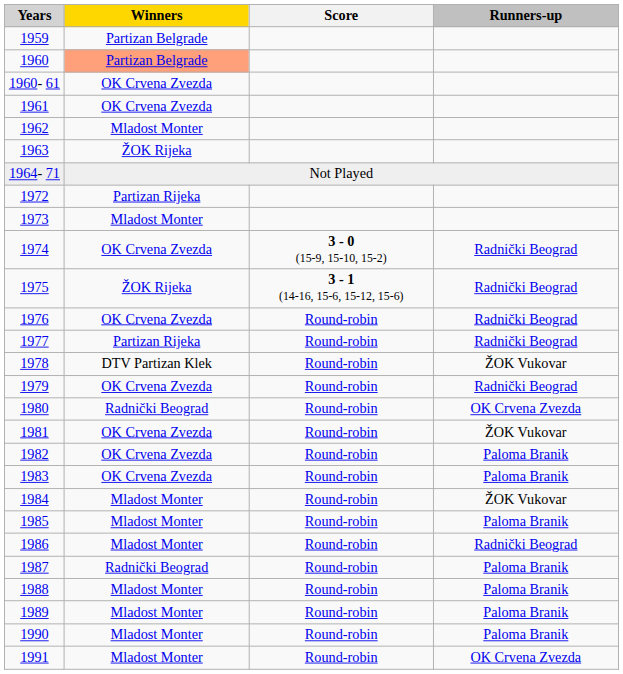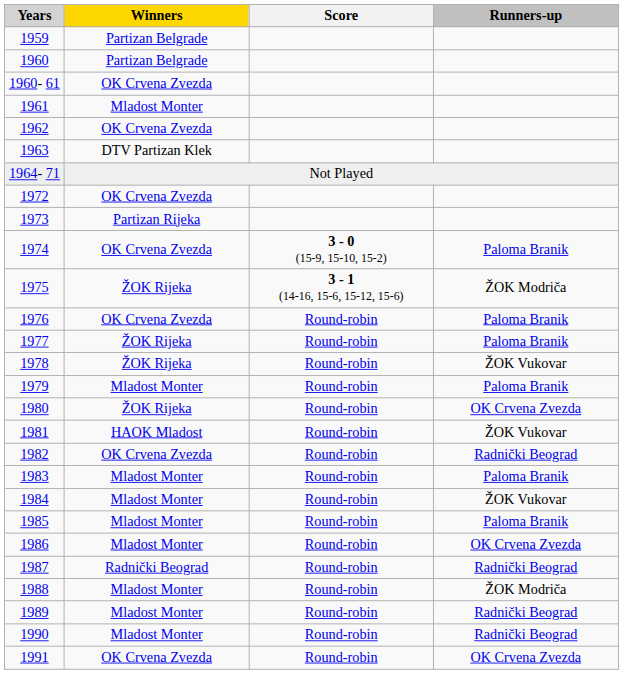(157, 60) lightsalmon background -> (157, 60) no background
(157, 106) OK Crvena Zvezda -> (157, 106) Mladost Monter
(157, 128) Mladost Monter -> (157, 128) OK Crvena Zvezda
(157, 151) ŽOK Rijeka -> (157, 151) DTV Partizan Klek
(157, 196) Partizan Rijeka -> (157, 196) OK Crvena Zvezda
(157, 219) Mladost Monter -> (157, 219) Partizan Rijeka
(526, 249) Radnički Beograd -> (526, 249) Paloma Branik
(526, 288) Radnički Beograd -> (526, 288) ŽOK Modriča
(526, 318) Radnički Beograd -> (526, 318) Paloma Branik
(157, 341) Partizan Rijeka -> (157, 341) ŽOK Rijeka
(526, 341) Radnički Beograd -> (526, 341) Paloma Branik
(157, 364) DTV Partizan Klek -> (157, 364) ŽOK Rijeka
(157, 386) OK Crvena Zvezda -> (157, 386) Mladost Monter
(526, 386) Radnički Beograd -> (526, 386) Paloma Branik
(157, 409) Radnički Beograd -> (157, 409) ŽOK Rijeka
(157, 431) OK Crvena Zvezda -> (157, 431) HAOK Mladost
(526, 454) Paloma Branik -> (526, 454) Radnički Beograd
(157, 476) OK Crvena Zvezda -> (157, 476) Mladost Monter
(526, 544) Radnički Beograd -> (526, 544) OK Crvena Zvezda
(526, 567) Paloma Branik -> (526, 567) Radnički Beograd
(526, 589) Paloma Branik -> (526, 589) ŽOK Modriča
(526, 612) Paloma Branik -> (526, 612) Radnički Beograd
(526, 635) Paloma Branik -> (526, 635) Radnički Beograd
(157, 657) Mladost Monter -> (157, 657) OK Crvena Zvezda
